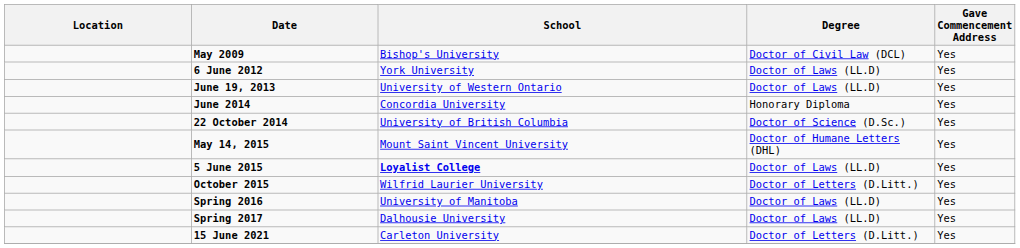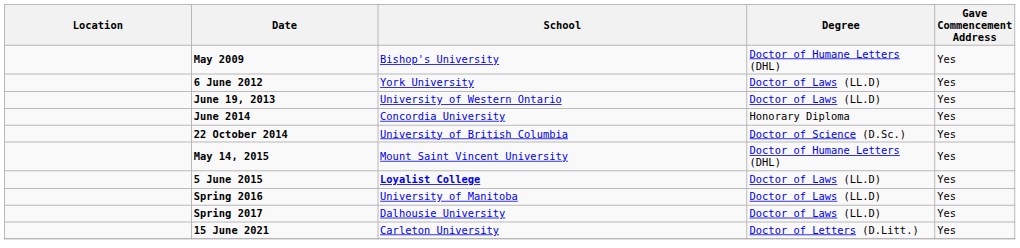(828, 54) Doctor of Civil Law (DCL) -> (825, 60) Doctor of Humane Letters (DHL)
- row: (231, 184)
